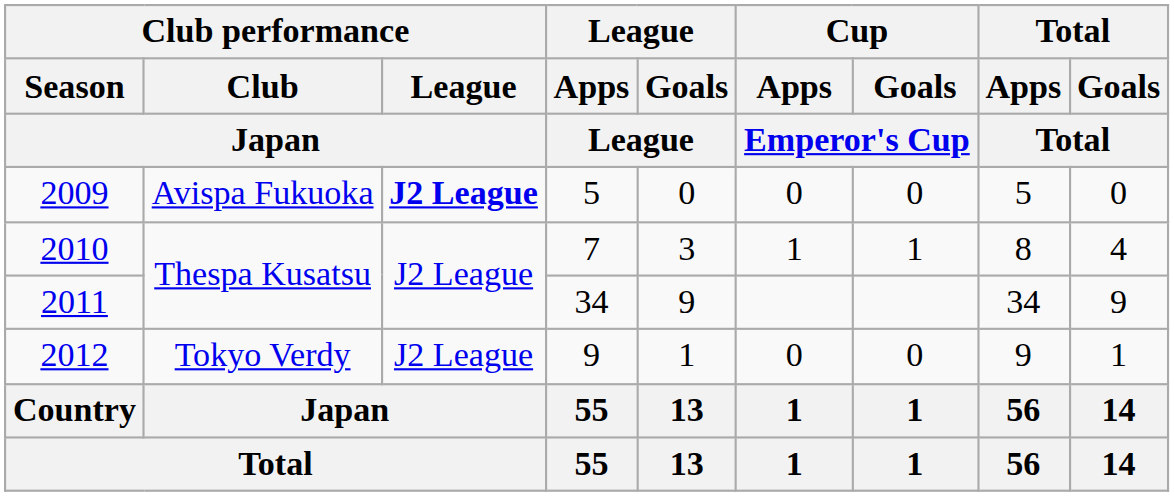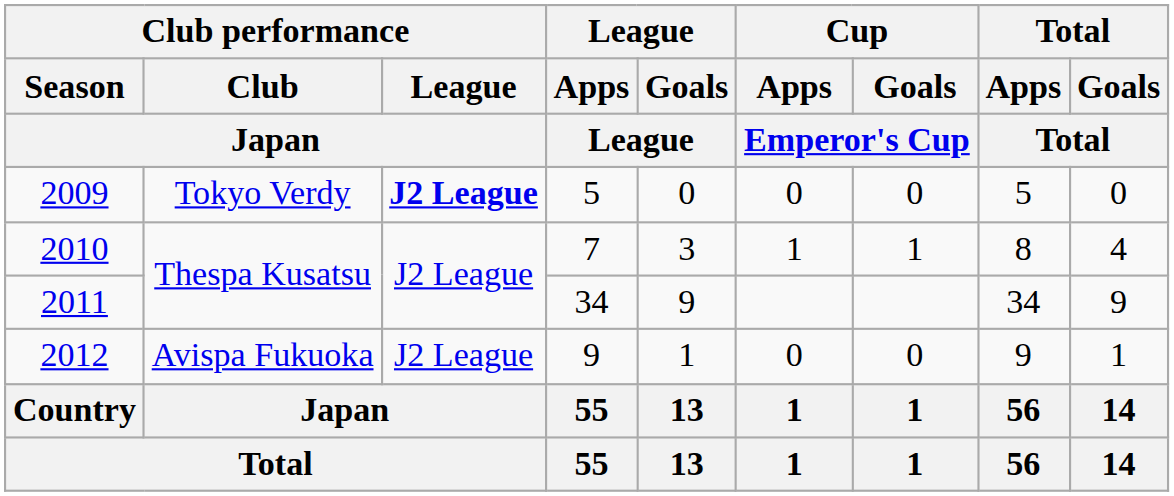(263, 193) Avispa Fukuoka -> (263, 193) Tokyo Verdy
(263, 355) Tokyo Verdy -> (263, 355) Avispa Fukuoka
